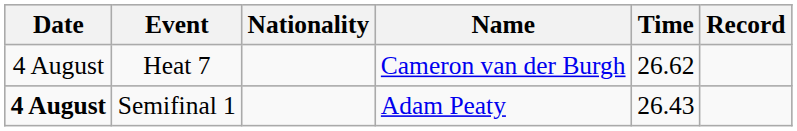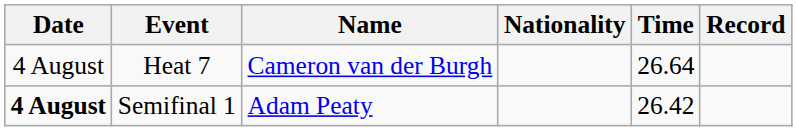columns swapped: (503, 24) <-> (308, 24)
(666, 65) 26.62 -> (666, 65) 26.64
(666, 105) 26.43 -> (666, 105) 26.42
